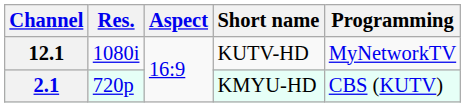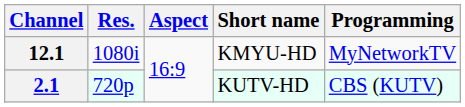(263, 53) KUTV-HD -> (267, 53) KMYU-HD
(267, 85) KMYU-HD -> (263, 85) KUTV-HD
